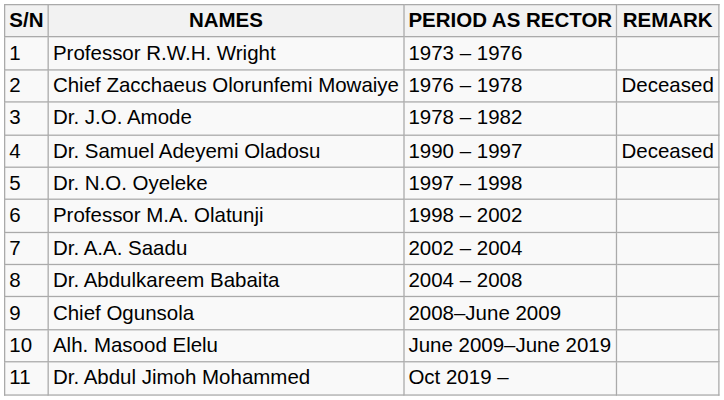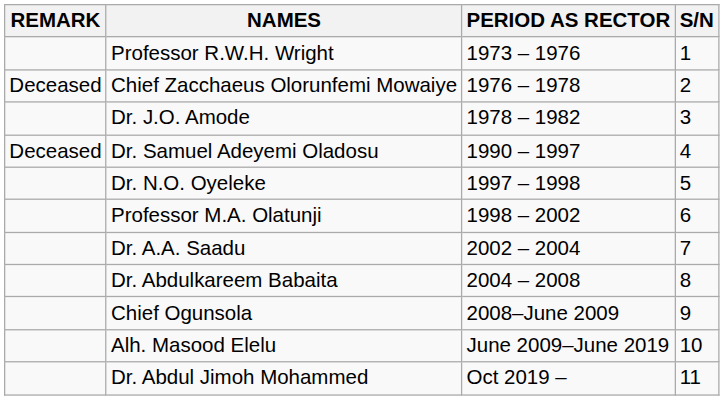columns swapped: (26, 20) <-> (668, 20)
